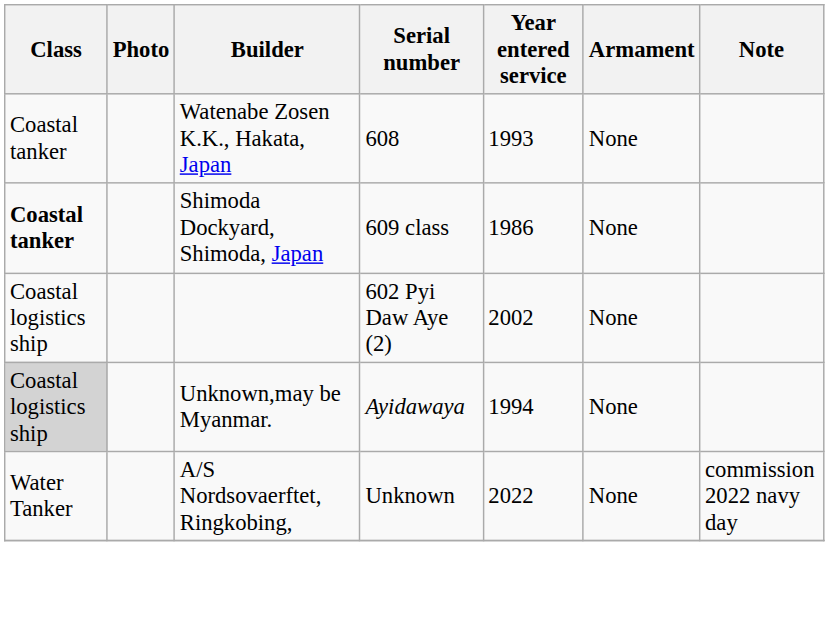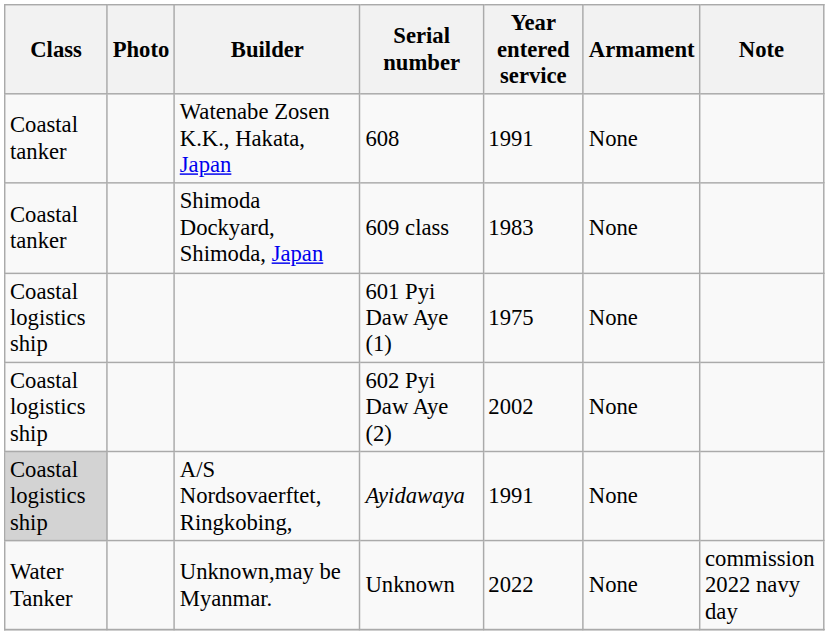(511, 138) 1993 -> (511, 138) 1991
(46, 227) bold -> (44, 227) normal
(511, 227) 1986 -> (511, 227) 1983
+ row: (407, 316)
(260, 406) Unknown,may be Myanmar. -> (251, 495) A/S Nordsovaerftet, Ringkobing,
(511, 406) 1994 -> (511, 495) 1991
(251, 495) A/S Nordsovaerftet, Ringkobing, -> (260, 584) Unknown,may be Myanmar.
